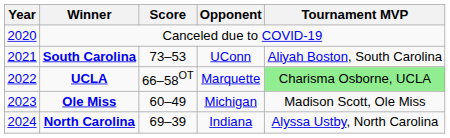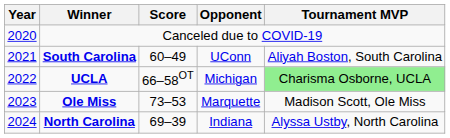(168, 56) 73–53 -> (168, 56) 60–49
(231, 79) Marquette -> (231, 79) Michigan
(168, 101) 60–49 -> (168, 101) 73–53
(231, 101) Michigan -> (231, 101) Marquette
